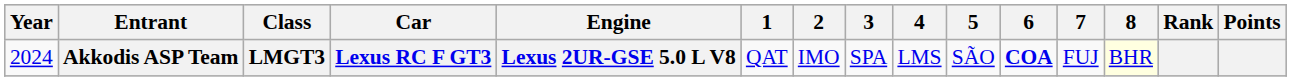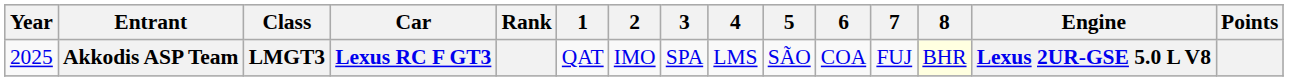columns swapped: (619, 21) <-> (1188, 21)
(31, 57) 2024 -> (31, 57) 2025
(1029, 57) bold -> (844, 57) normal
